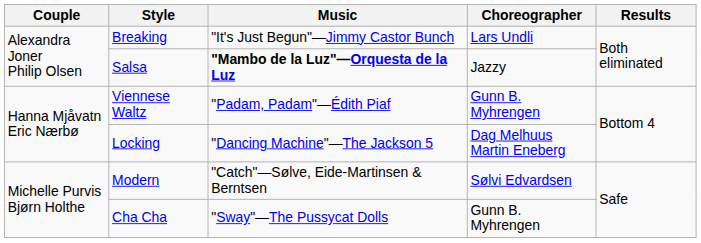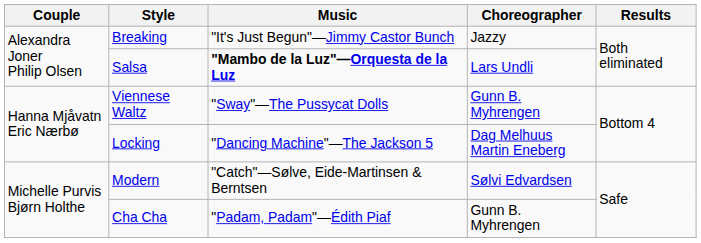(502, 37) Lars Undli -> (488, 37) Jazzy
(488, 67) Jazzy -> (502, 67) Lars Undli
(301, 105) "Padam, Padam"—Édith Piaf -> (300, 105) "Sway"—The Pussycat Dolls
(300, 218) "Sway"—The Pussycat Dolls -> (301, 218) "Padam, Padam"—Édith Piaf
